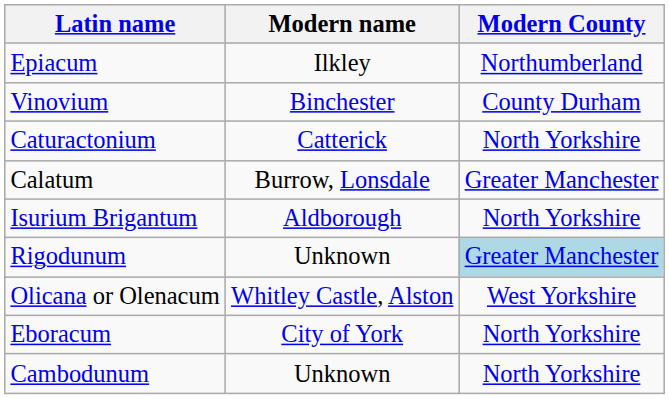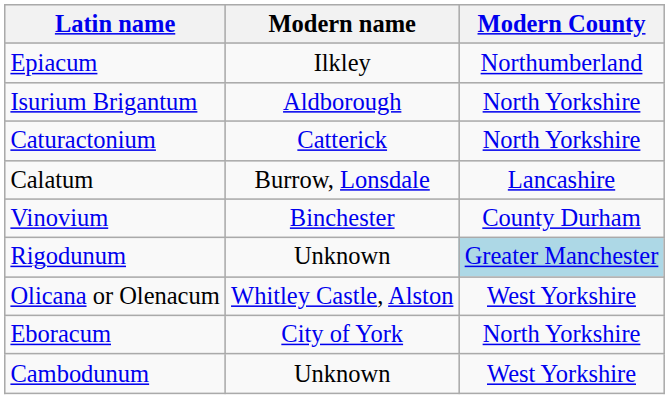rows swapped: (59, 101) <-> (104, 218)
(562, 179) Greater Manchester -> (562, 179) Lancashire
(562, 373) North Yorkshire -> (562, 373) West Yorkshire
